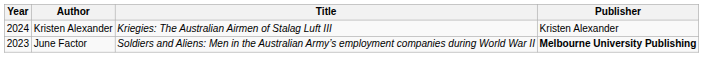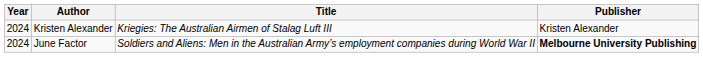(18, 44) 2023 -> (18, 44) 2024
